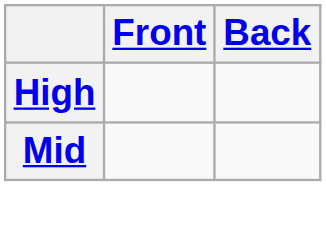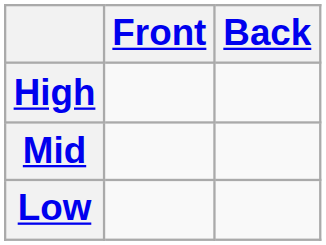+ row: (54, 208)
